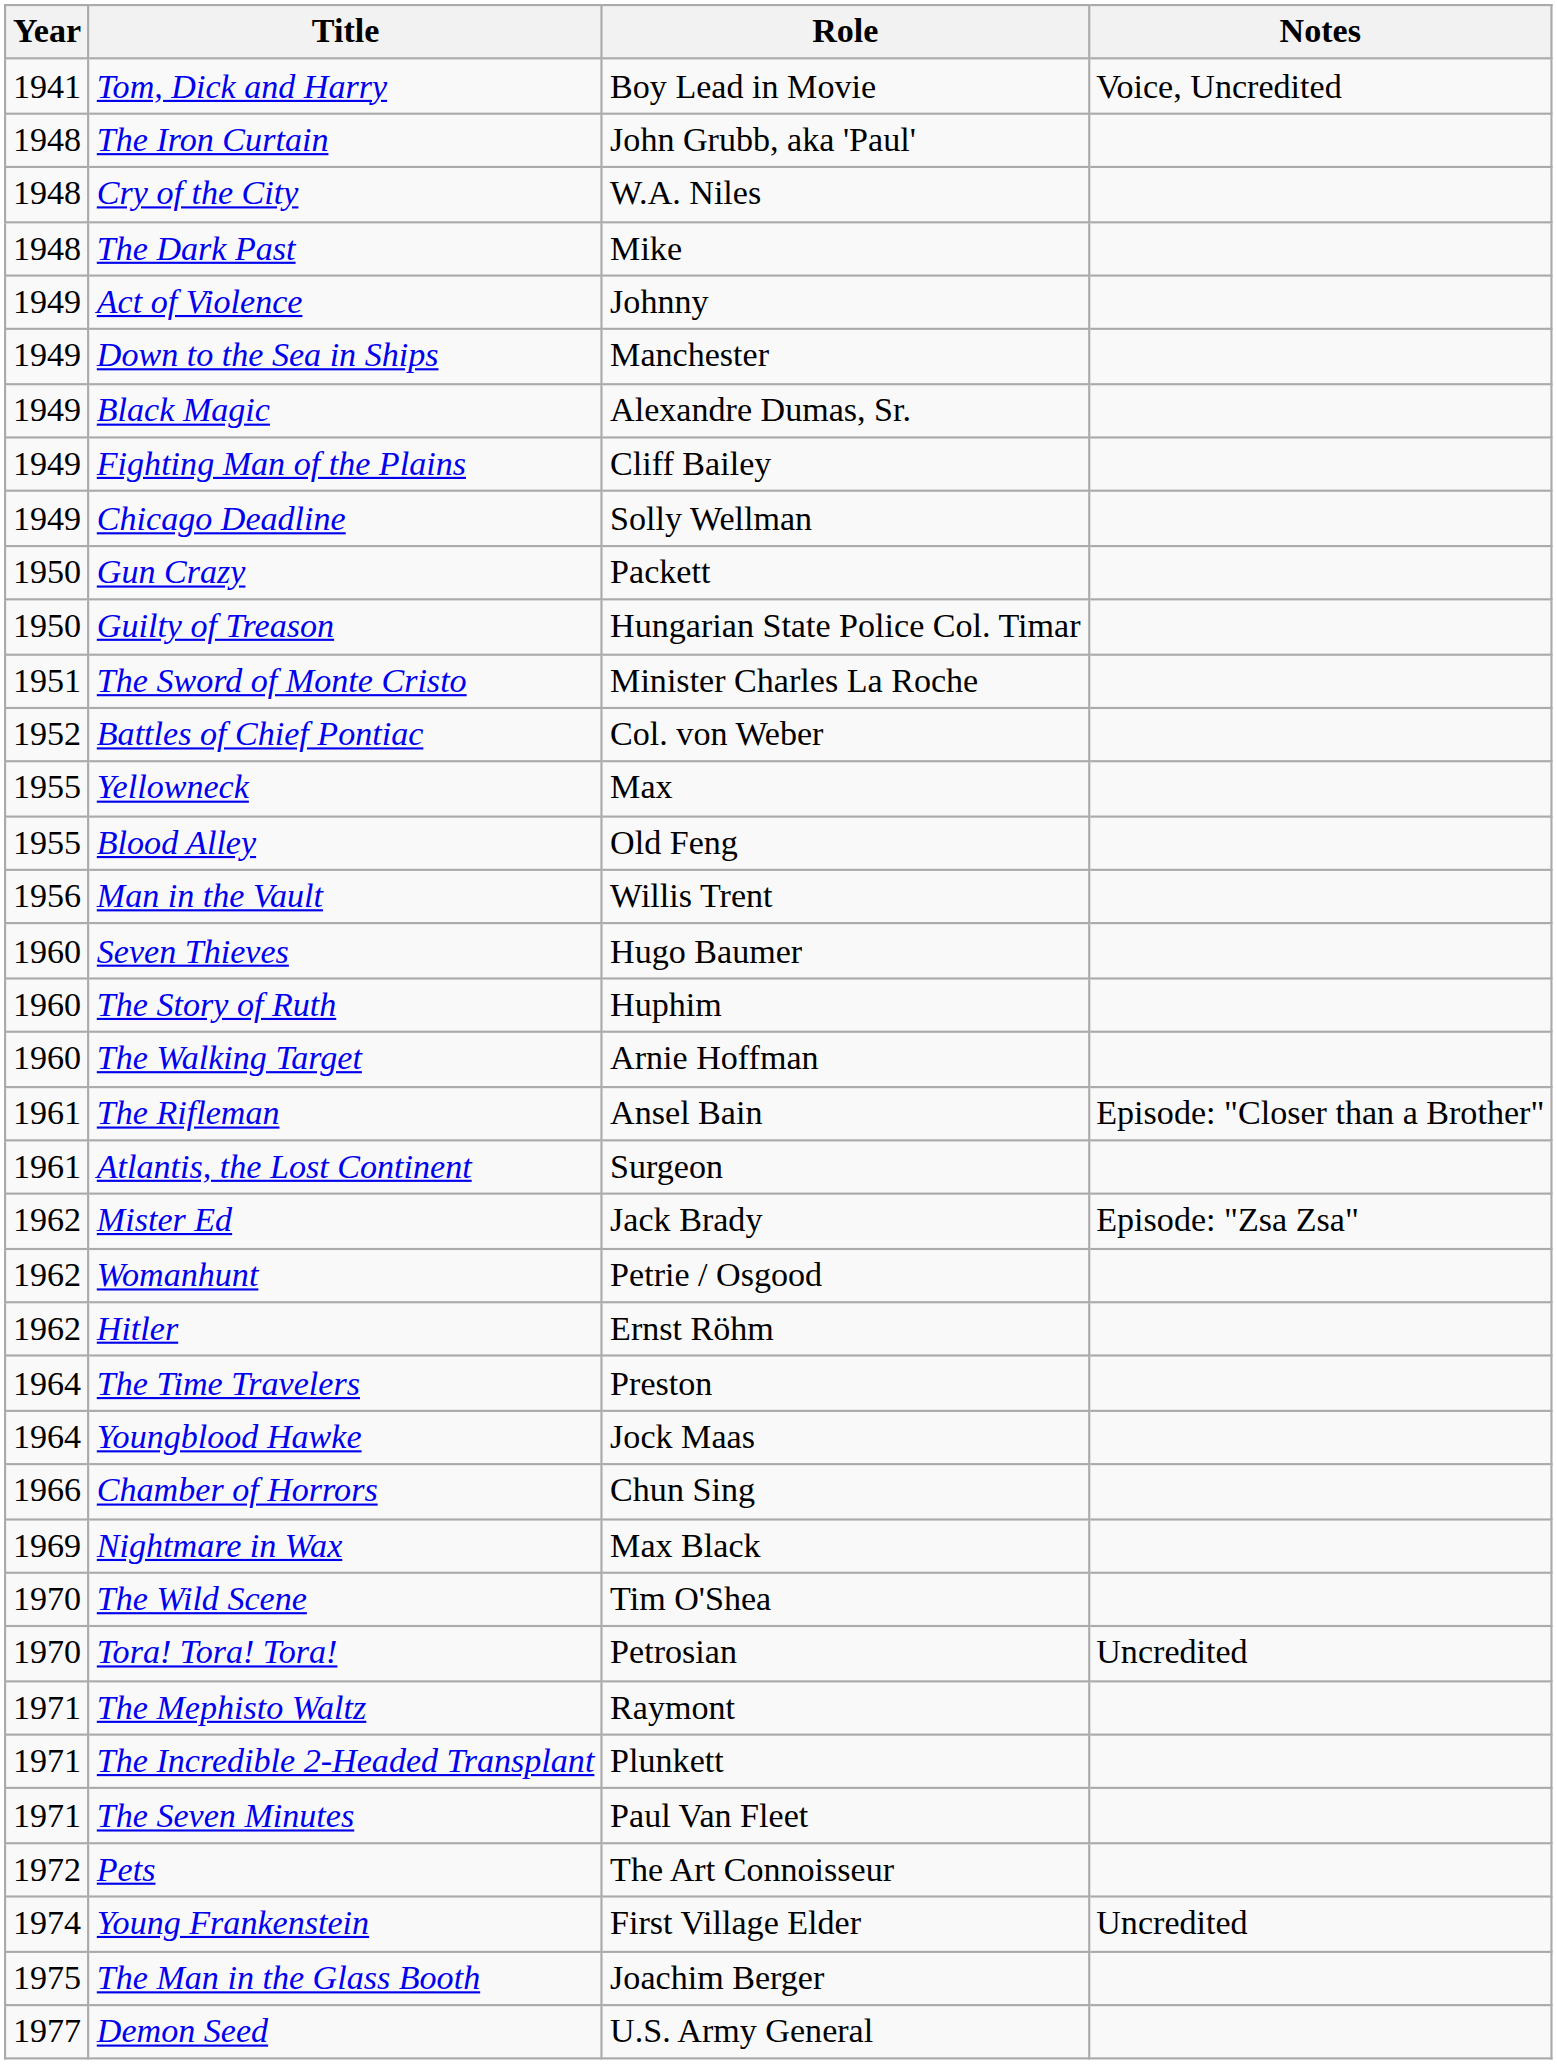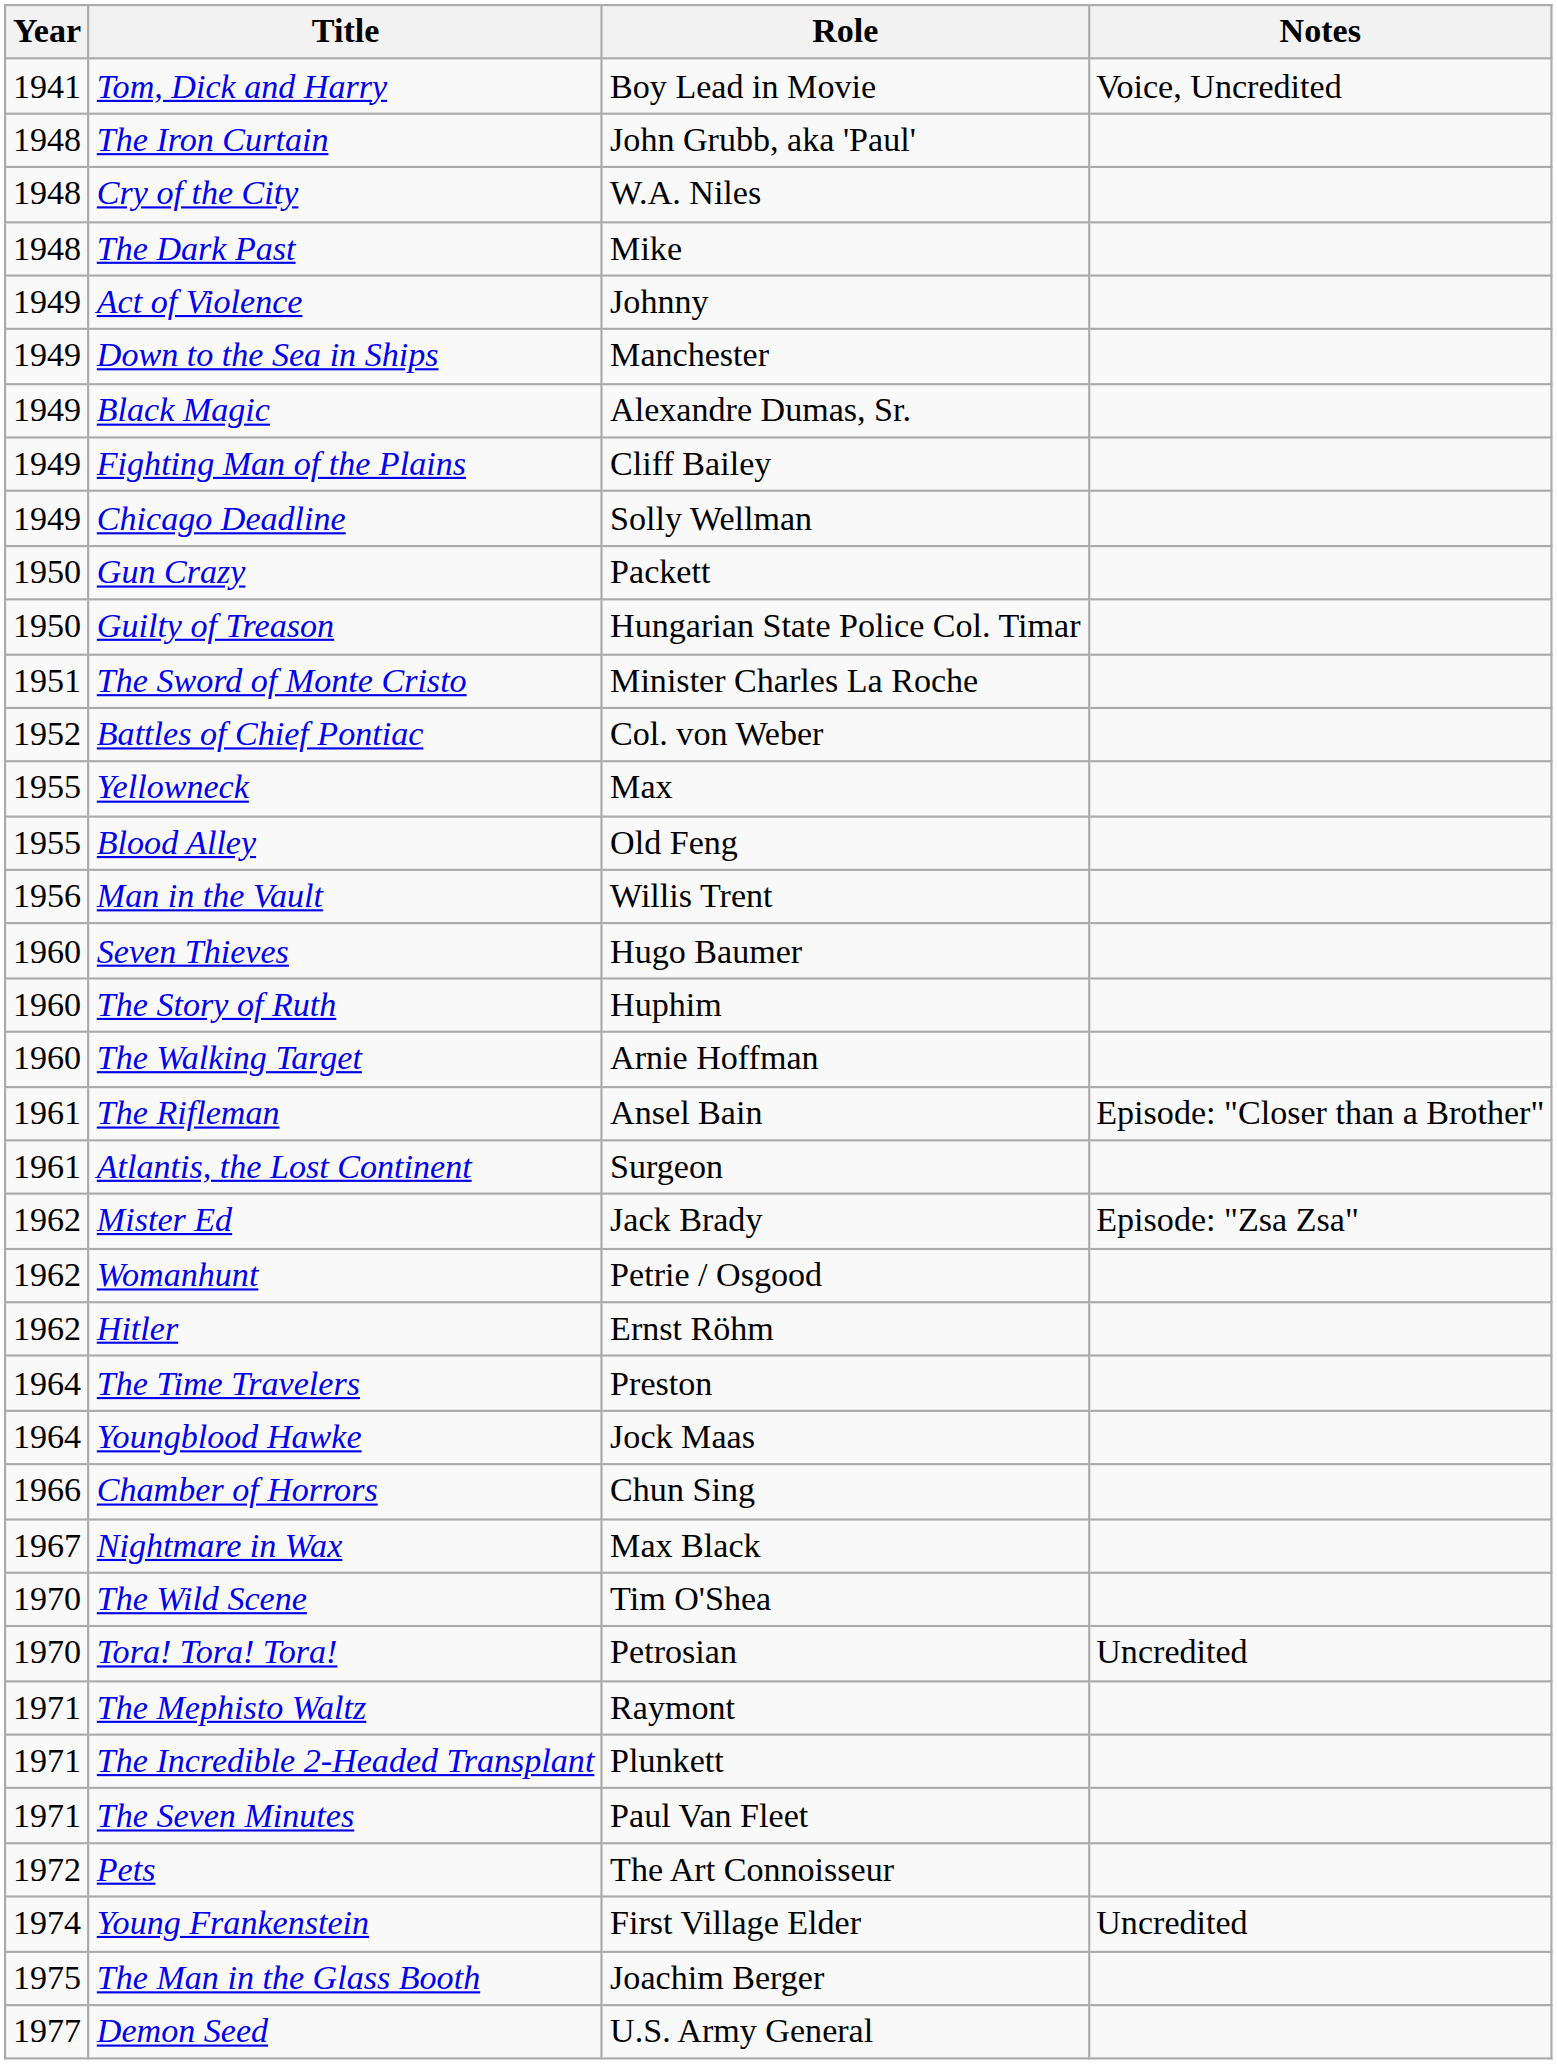(47, 1544) 1969 -> (47, 1544) 1967
